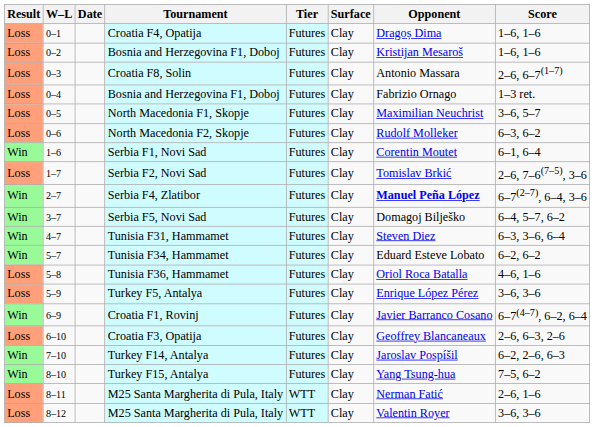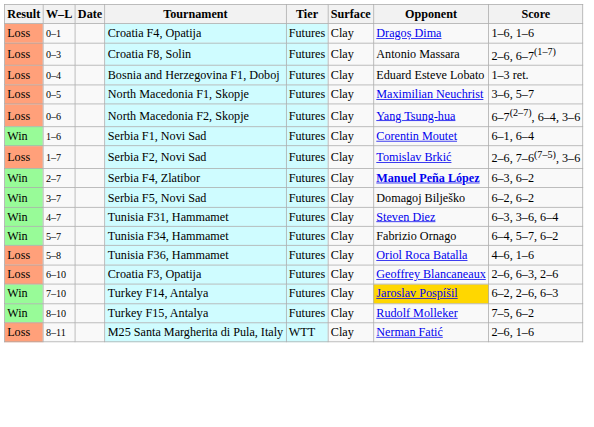- row: (53, 53)
(416, 94) Fabrizio Ornago -> (430, 75) Eduard Esteve Lobato
(417, 133) Rudolf Molleker -> (416, 115) Yang Tsung-hua
(519, 133) 6–3, 6–2 -> (536, 115) 6–7(2–7), 6–4, 3–6
(542, 195) 6–7(2–7), 6–4, 3–6 -> (513, 178) 6–3, 6–2
(532, 216) 6–4, 5–7, 6–2 -> (513, 197) 6–2, 6–2
(430, 255) Eduard Esteve Lobato -> (416, 236) Fabrizio Ornago
(519, 255) 6–2, 6–2 -> (525, 236) 6–4, 5–7, 6–2
- row: (53, 294)
- row: (53, 315)
(417, 355) no background -> (417, 294) gold background
(416, 374) Yang Tsung-hua -> (417, 313) Rudolf Molleker
- row: (56, 413)
